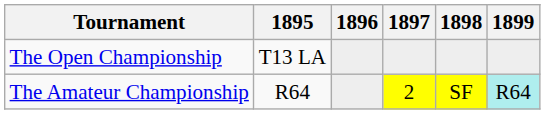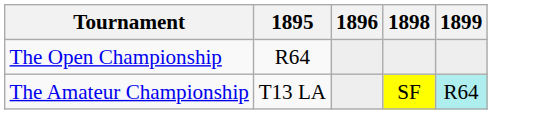- column: (409, 22)
(292, 56) T13 LA -> (292, 56) R64
(292, 91) R64 -> (292, 91) T13 LA
